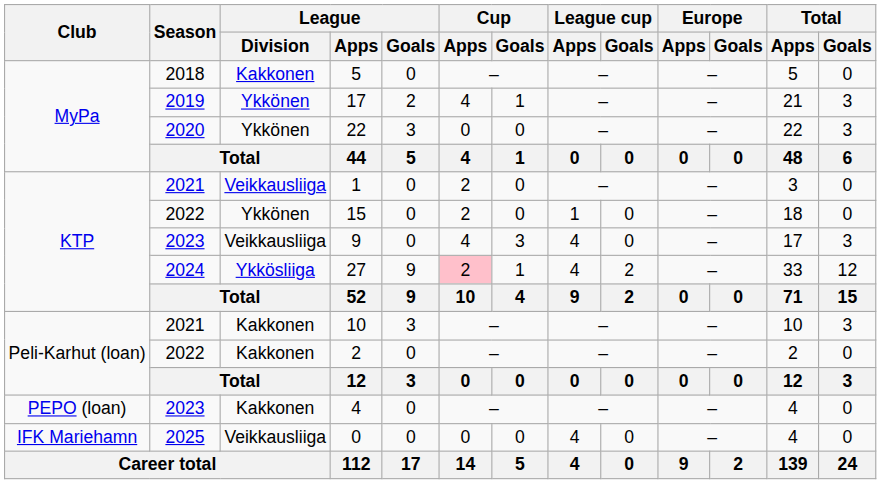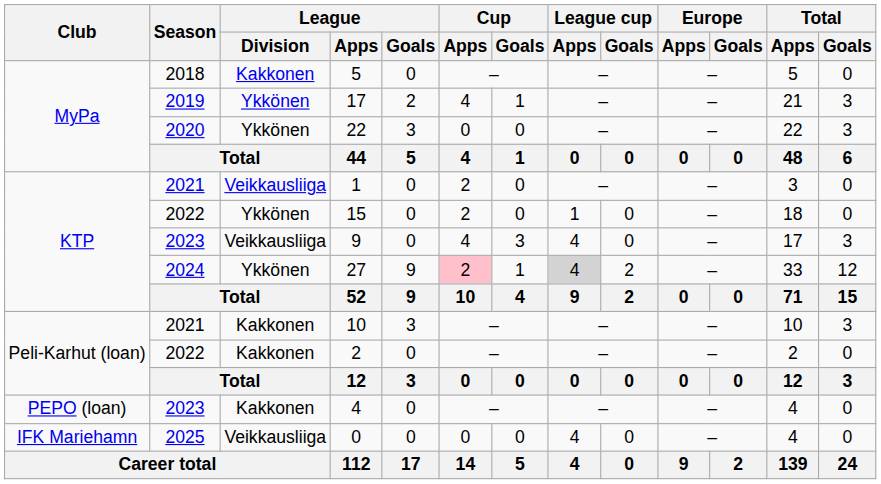(275, 269) Ykkösliiga -> (275, 269) Ykkönen
(575, 269) no background -> (575, 269) lightgrey background
